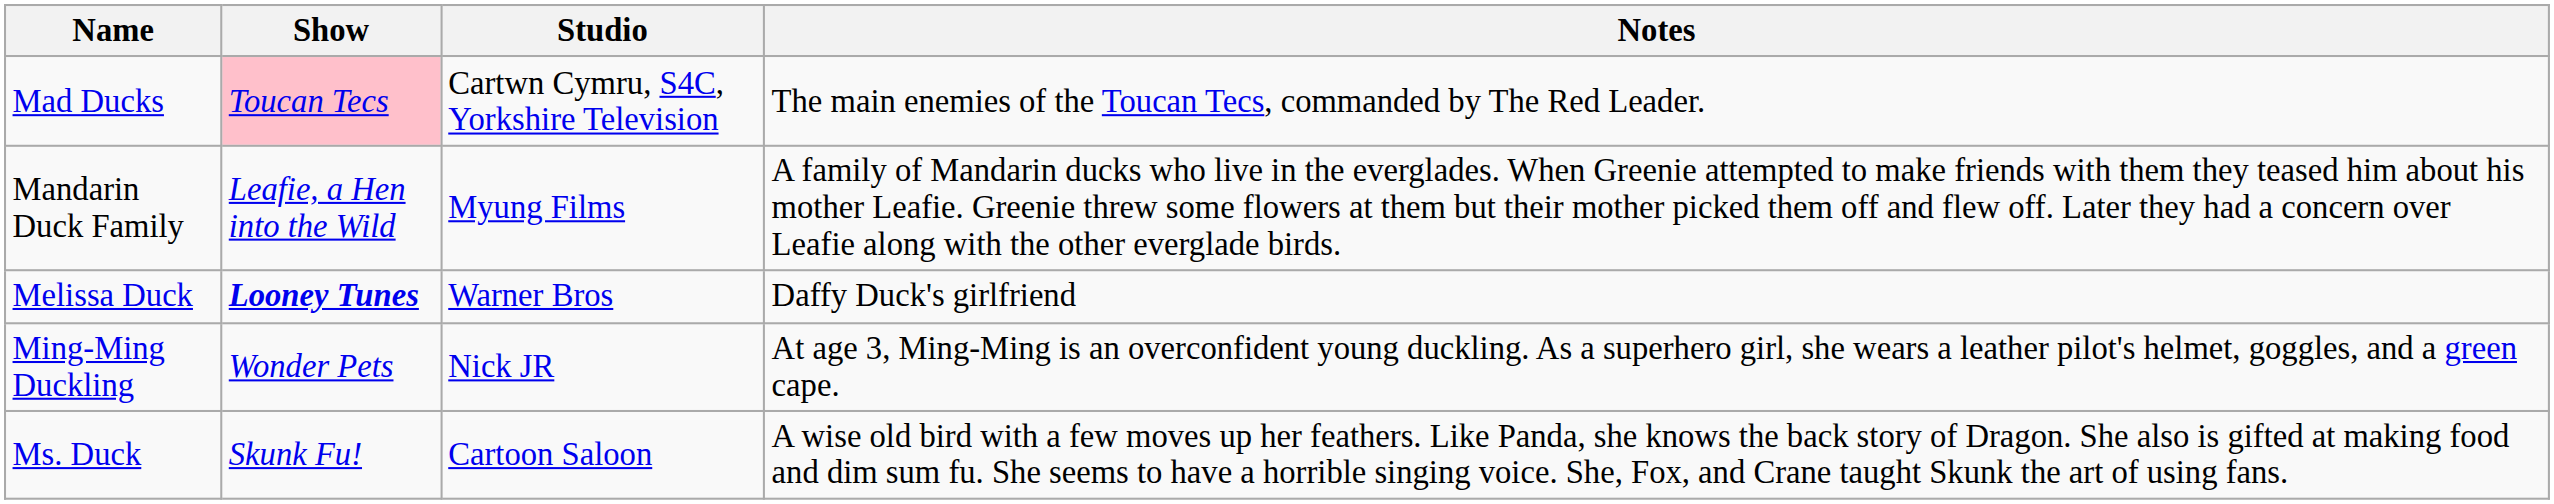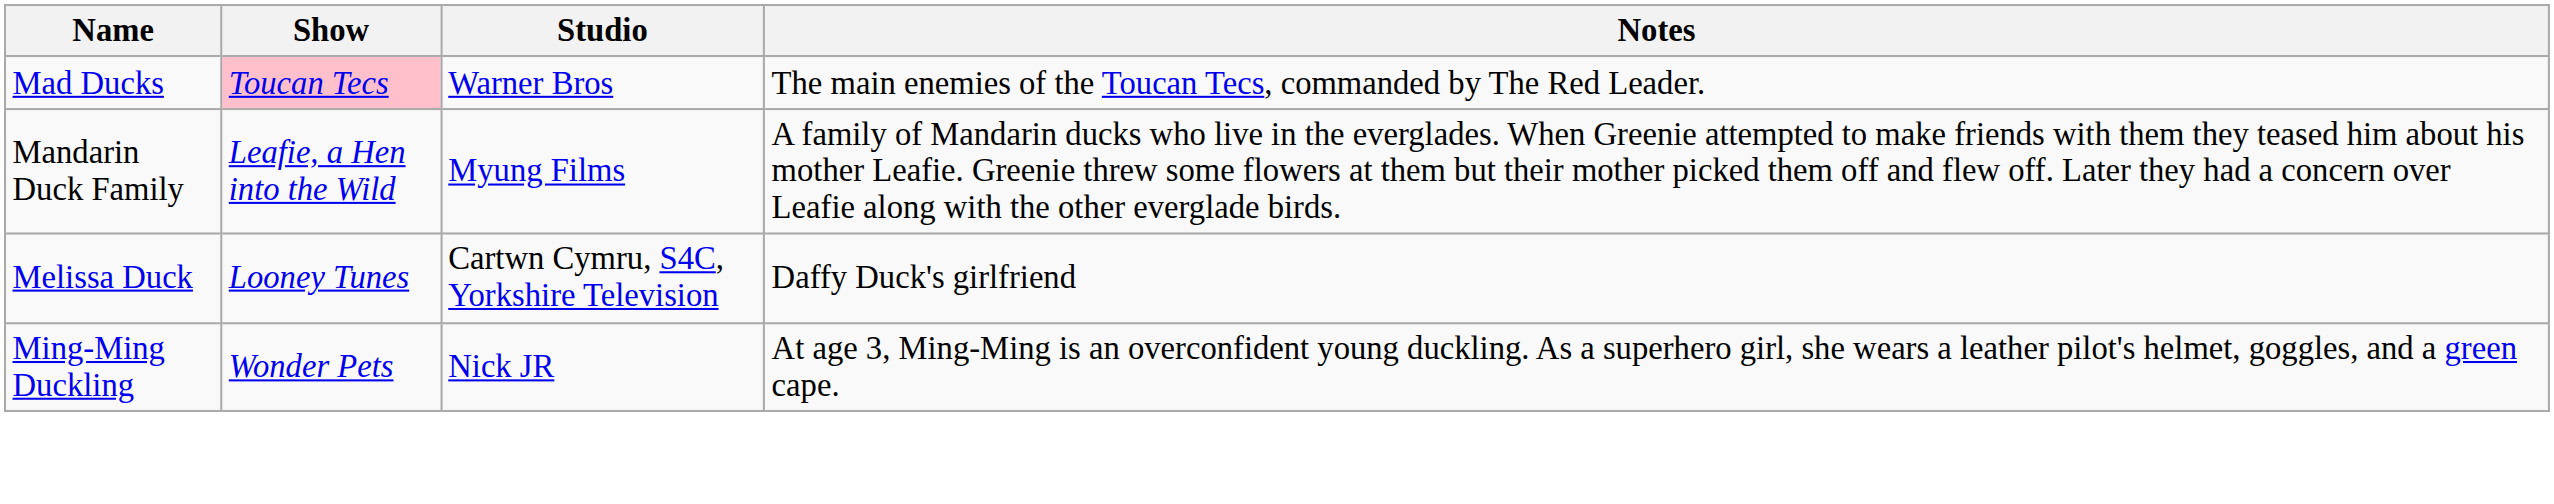(586, 100) Cartwn Cymru, S4C, Yorkshire Television -> (531, 82) Warner Bros
(324, 295) bold -> (319, 277) normal
(531, 295) Warner Bros -> (586, 277) Cartwn Cymru, S4C, Yorkshire Television
- row: (77, 454)
